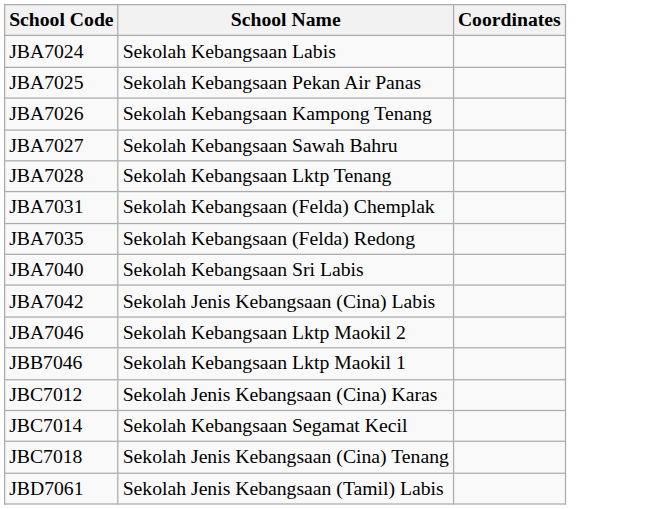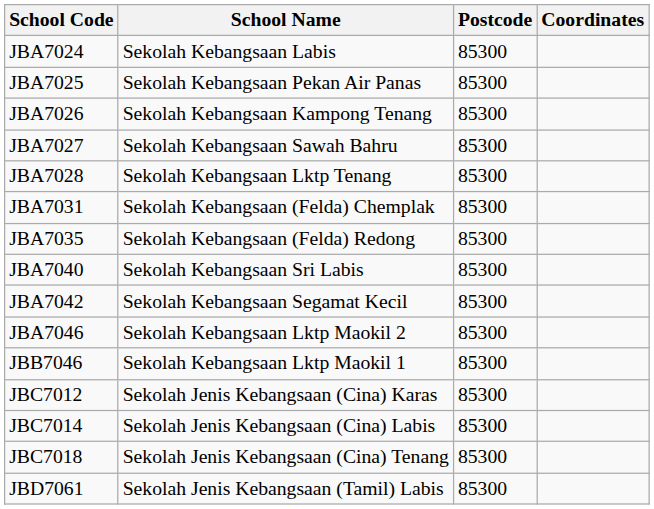+ column: (495, 20)
(279, 301) Sekolah Jenis Kebangsaan (Cina) Labis -> (265, 301) Sekolah Kebangsaan Segamat Kecil
(265, 425) Sekolah Kebangsaan Segamat Kecil -> (279, 425) Sekolah Jenis Kebangsaan (Cina) Labis
